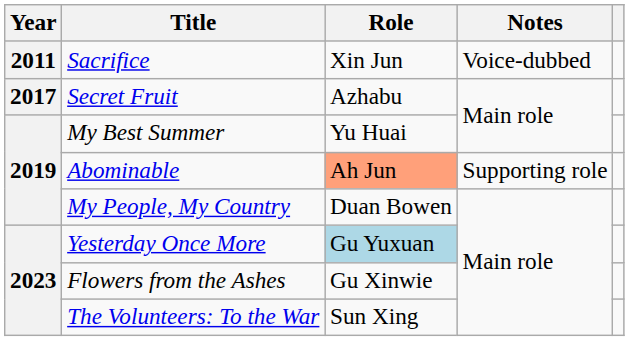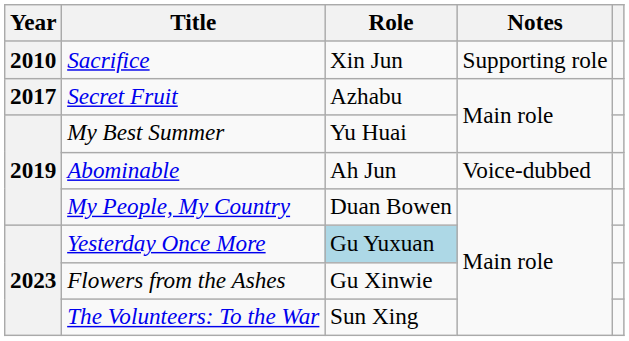(33, 59) 2011 -> (33, 59) 2010
(527, 59) Voice-dubbed -> (535, 59) Supporting role
(363, 170) lightsalmon background -> (363, 170) no background
(535, 170) Supporting role -> (527, 170) Voice-dubbed
